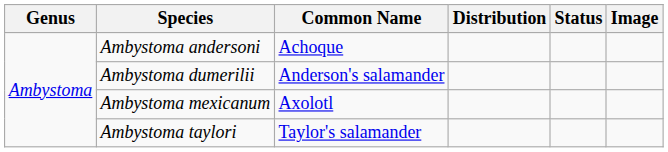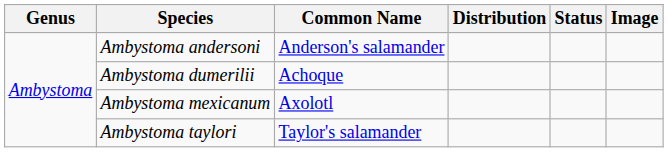(311, 47) Achoque -> (361, 47) Anderson's salamander
(361, 75) Anderson's salamander -> (311, 75) Achoque
